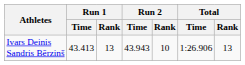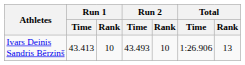(109, 48) 13 -> (109, 48) 10
(137, 48) 43.943 -> (137, 48) 43.493
